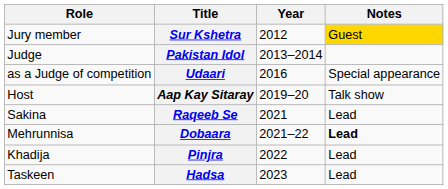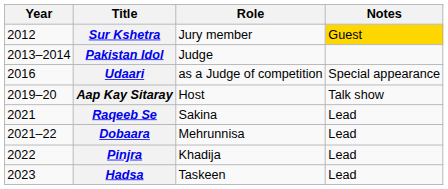columns swapped: (291, 14) <-> (79, 14)
(343, 134) bold -> (342, 134) normal
